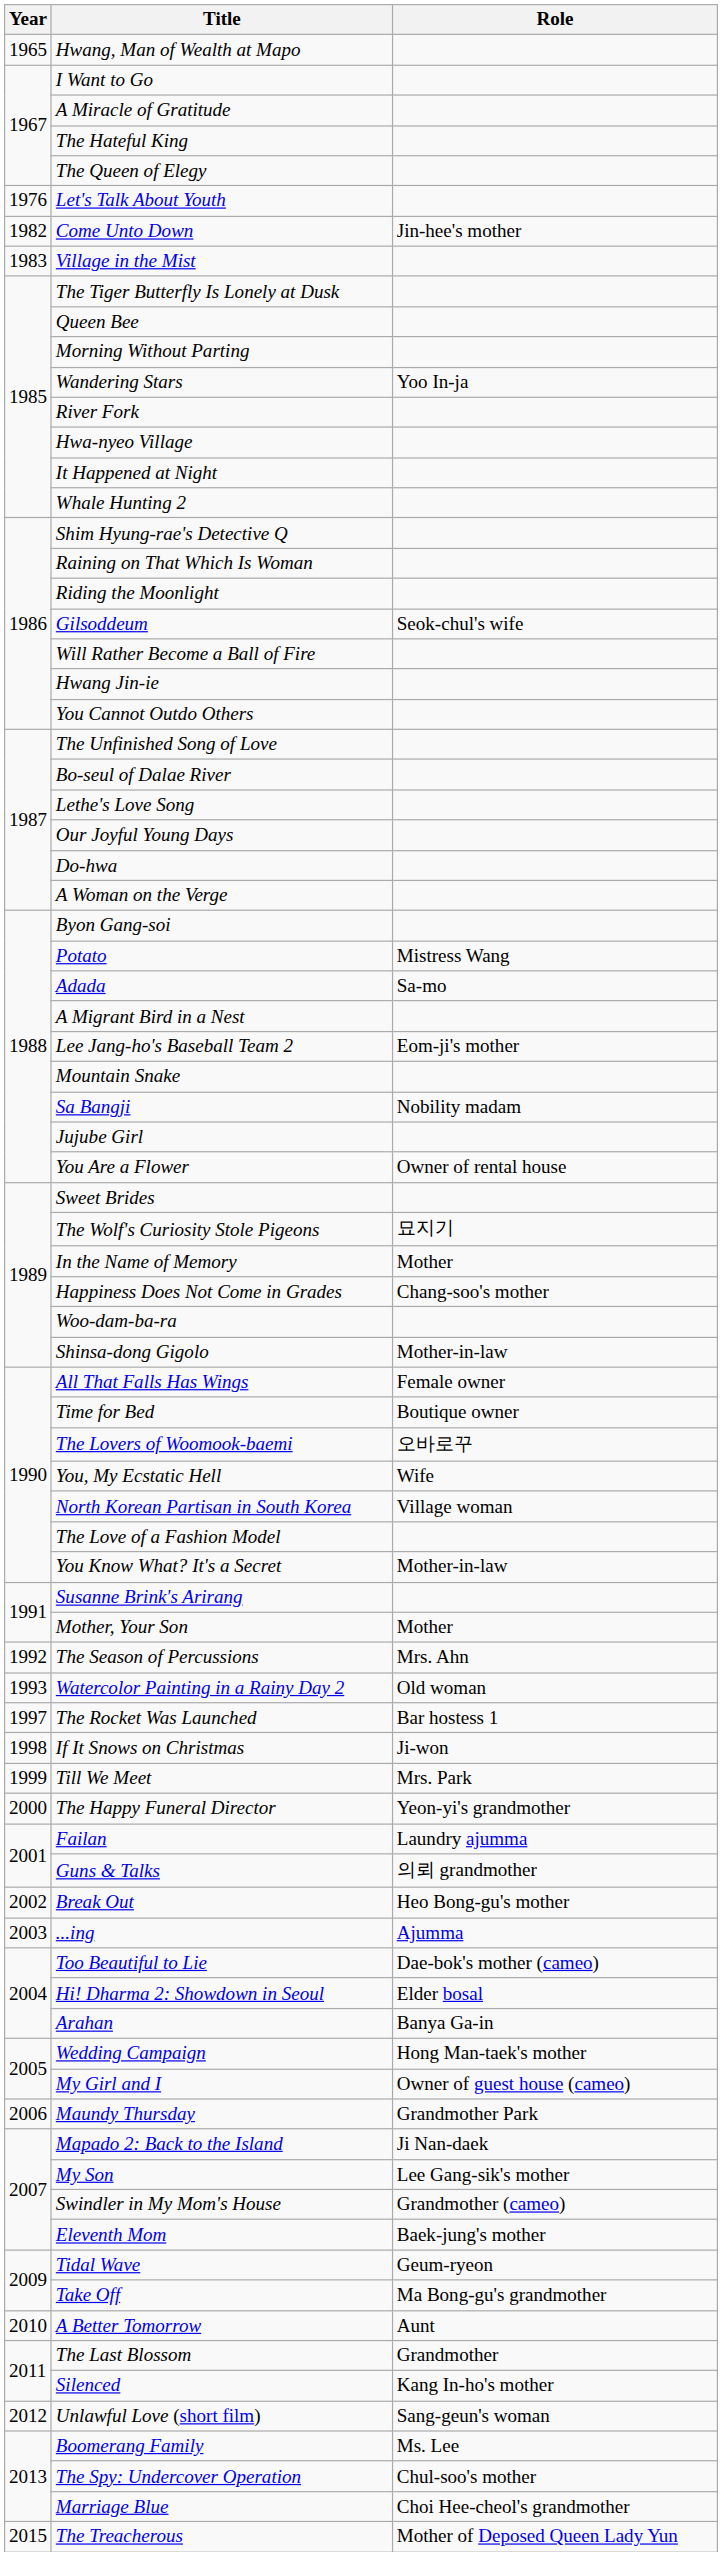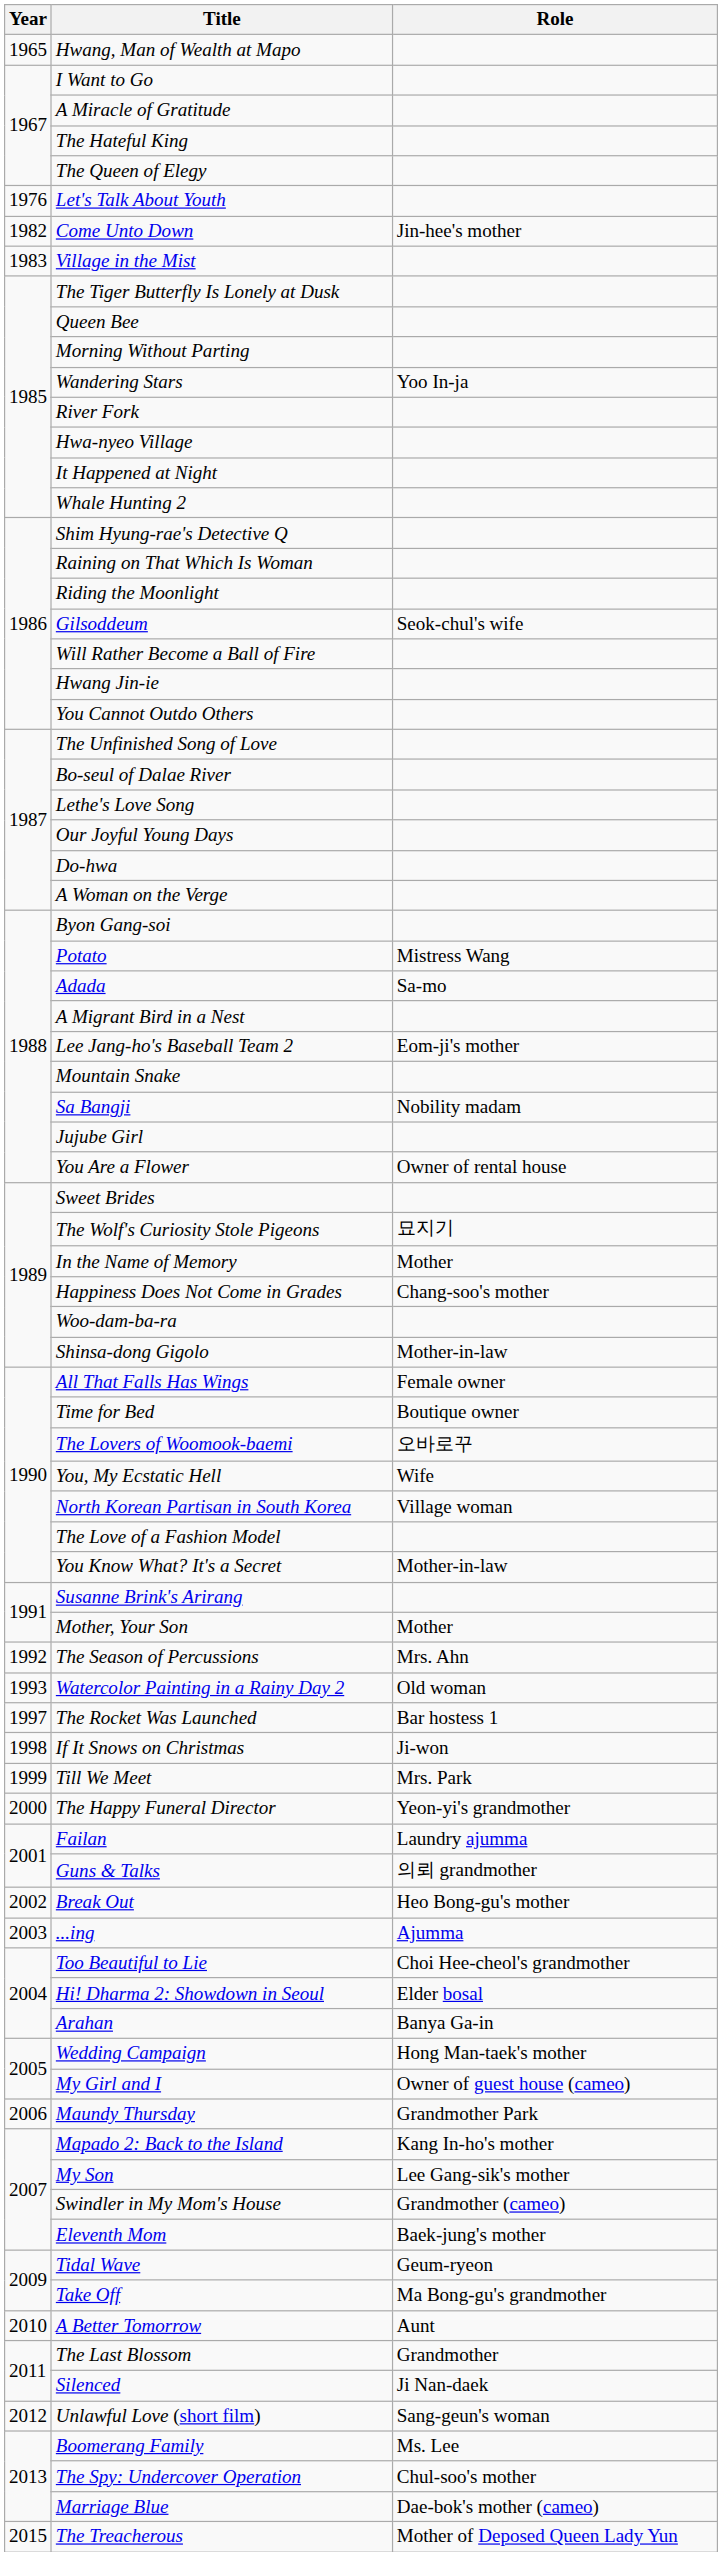(498, 1962) Dae-bok's mother (cameo) -> (513, 1962) Choi Hee-cheol's grandmother
(442, 2144) Ji Nan-daek -> (475, 2144) Kang In-ho's mother
(475, 2385) Kang In-ho's mother -> (442, 2385) Ji Nan-daek
(513, 2506) Choi Hee-cheol's grandmother -> (498, 2506) Dae-bok's mother (cameo)
